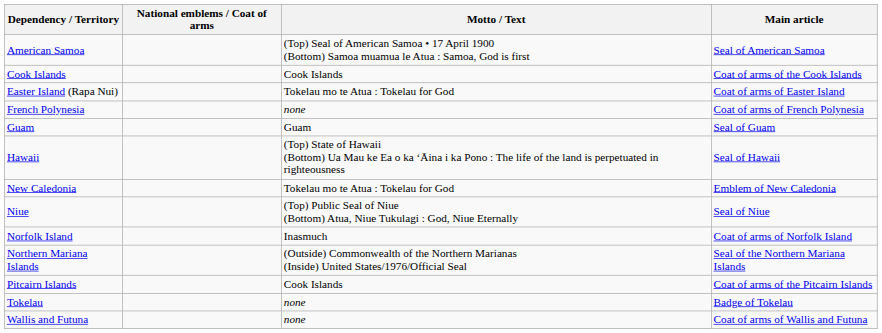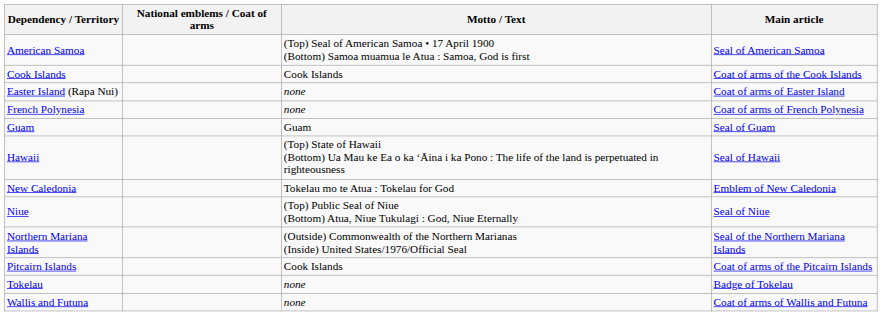(369, 91) Tokelau mo te Atua : Tokelau for God -> (295, 91) none
- row: (40, 236)
